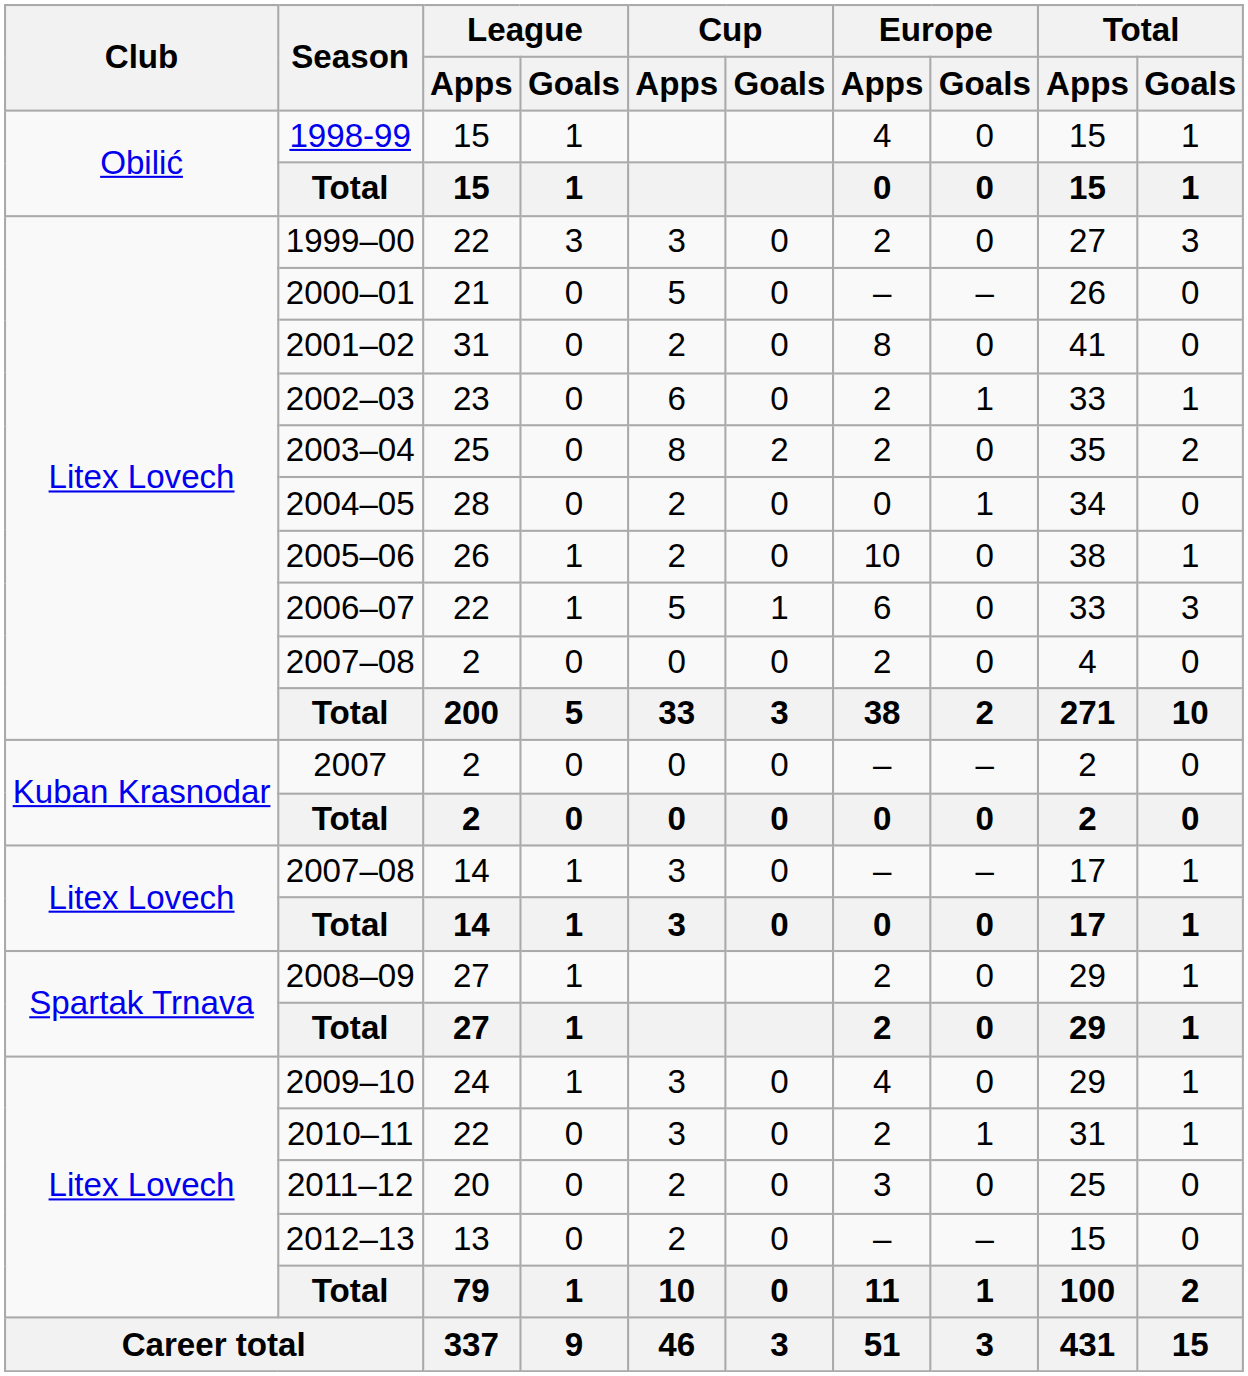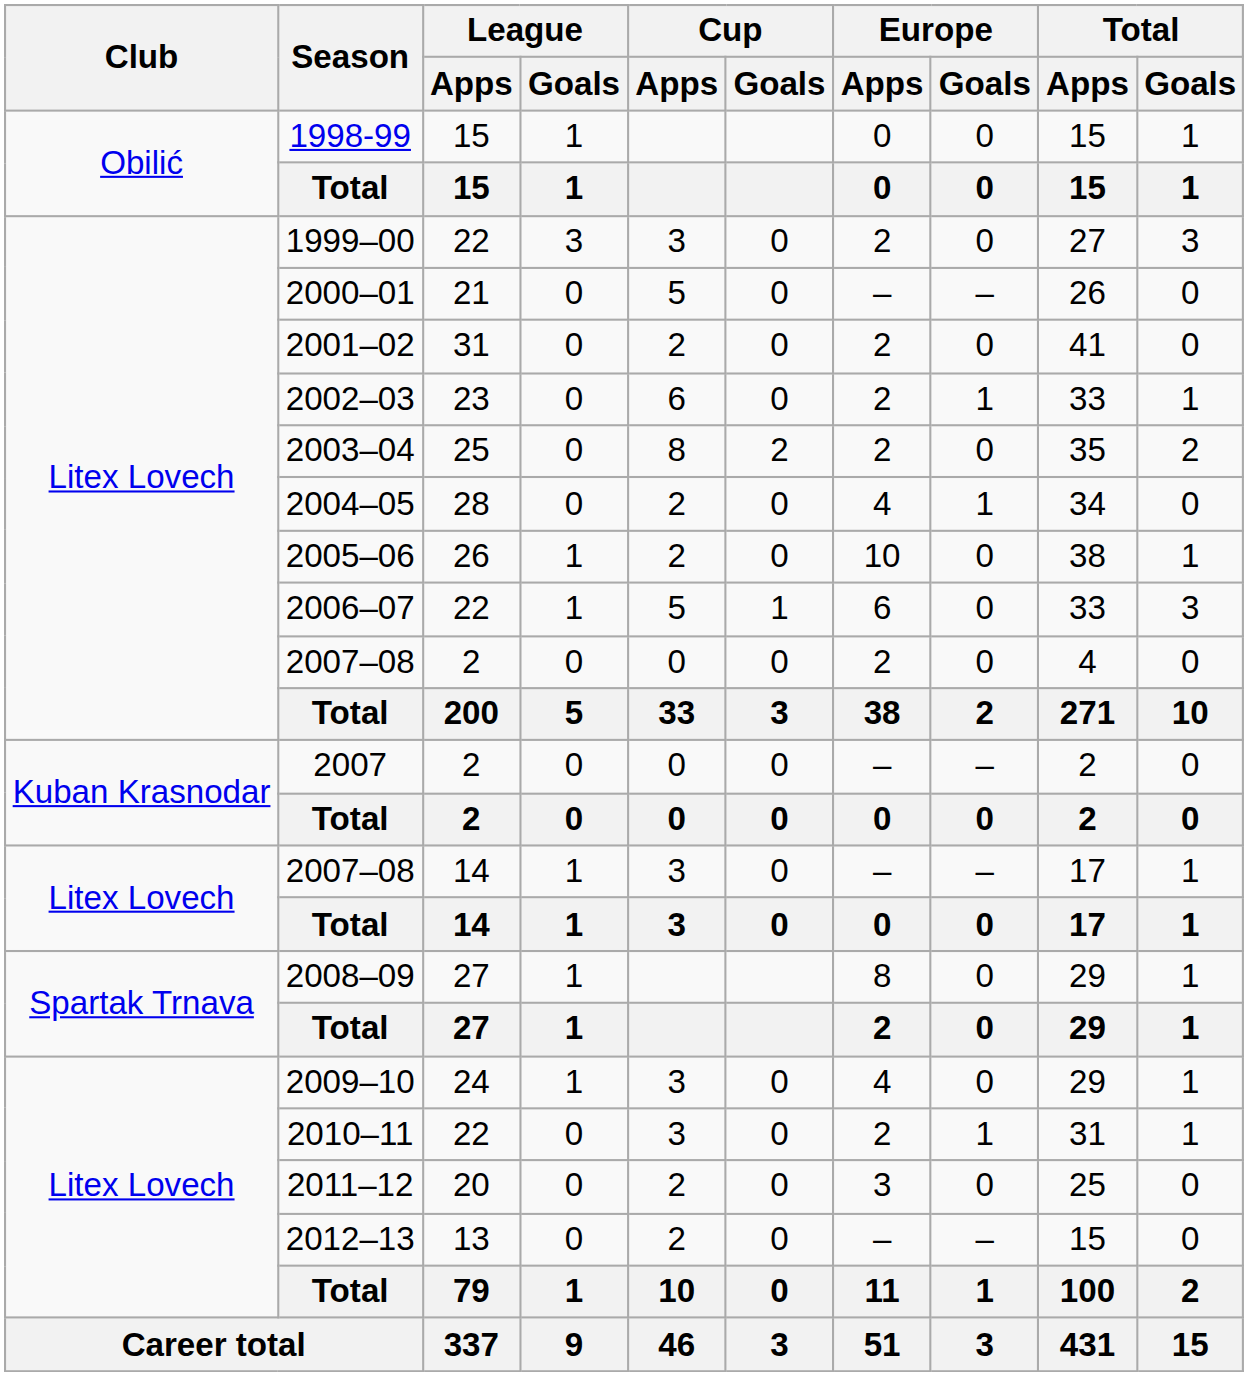(882, 135) 4 -> (882, 135) 0
(882, 345) 8 -> (882, 345) 2
(882, 503) 0 -> (882, 503) 4
(882, 976) 2 -> (882, 976) 8
